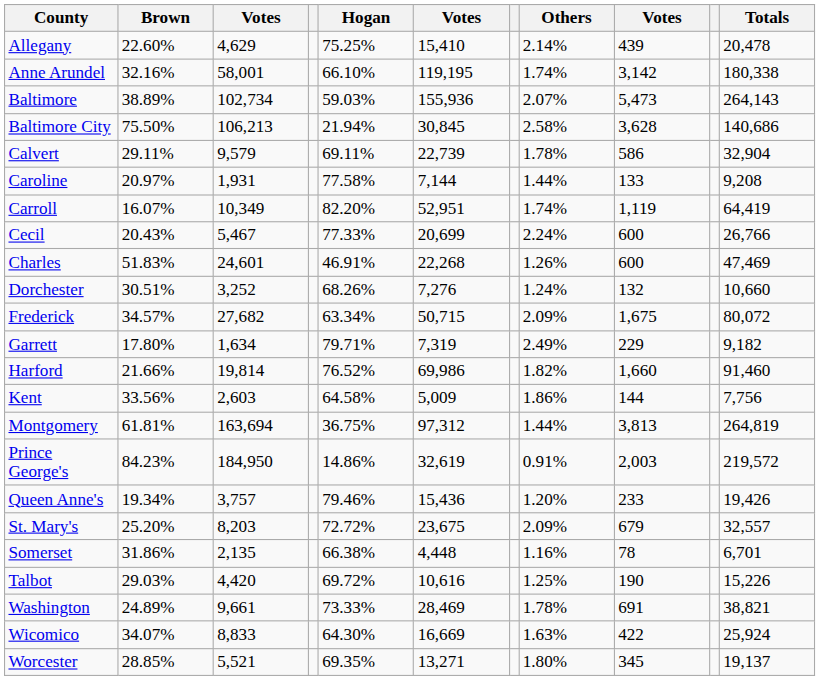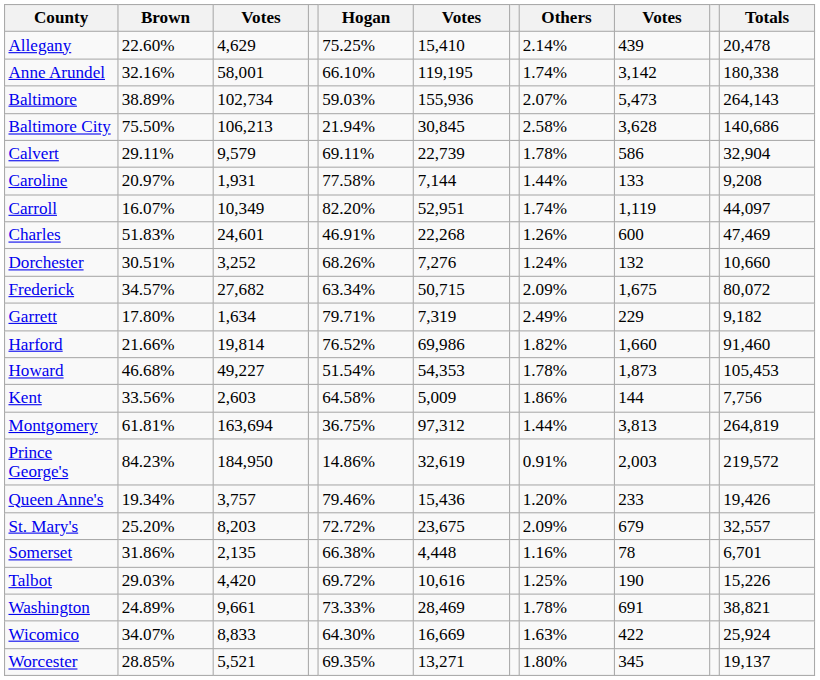(747, 208) 64,419 -> (747, 208) 44,097
- row: (27, 235)
+ row: (36, 371)
